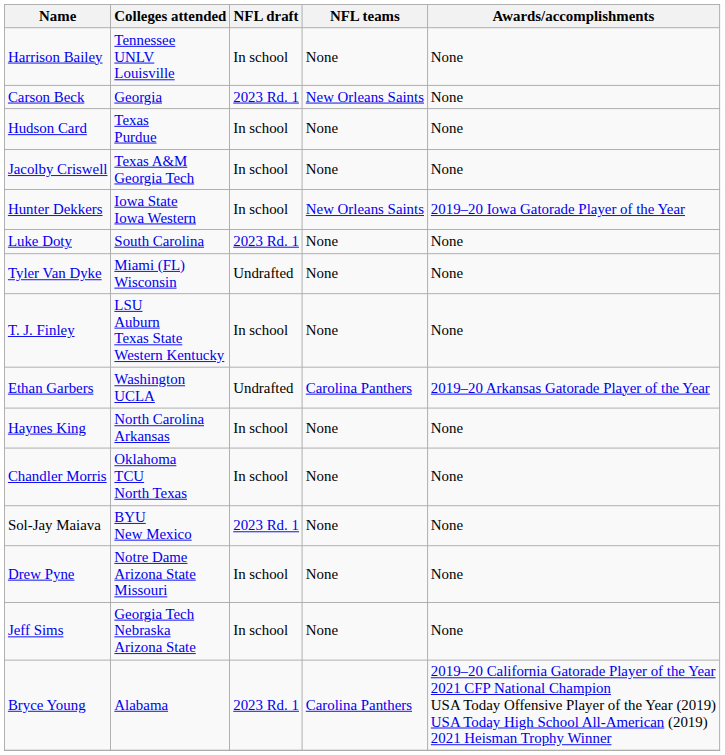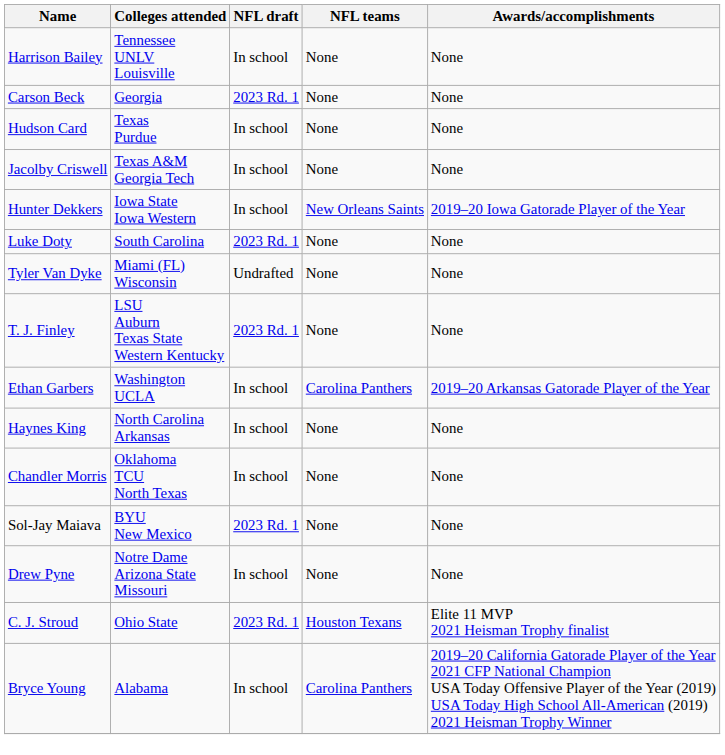(365, 96) New Orleans Saints -> (322, 96) None
(261, 330) In school -> (266, 330) 2023 Rd. 1
(263, 387) Undrafted -> (261, 387) In school
- row: (36, 631)
+ row: (43, 622)
(266, 705) 2023 Rd. 1 -> (261, 688) In school
